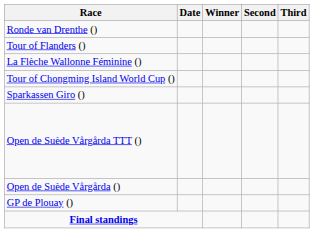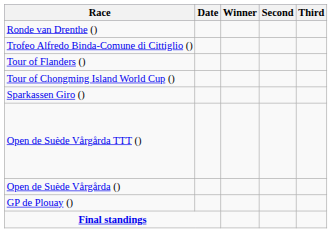+ row: (100, 45)
- row: (74, 62)
